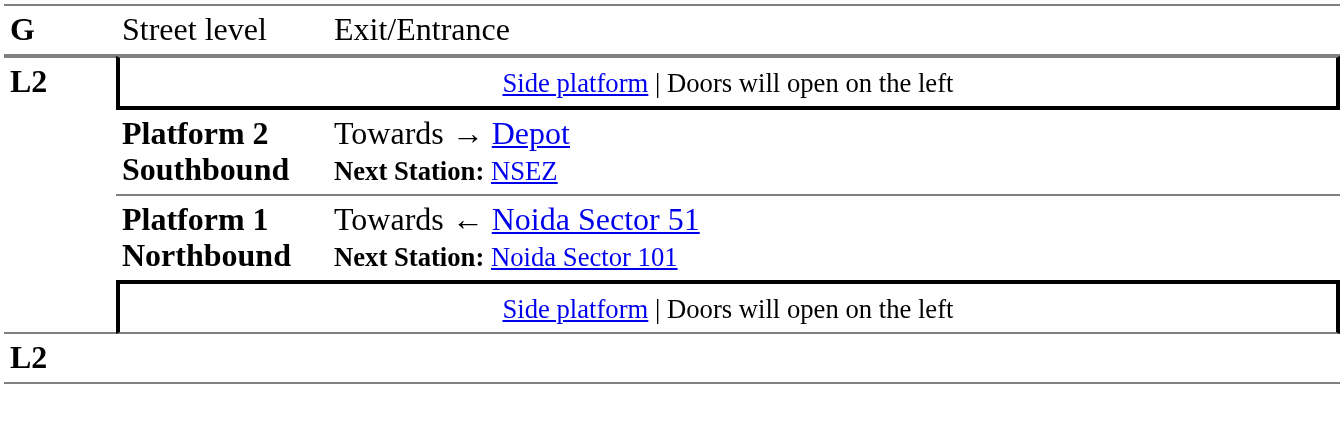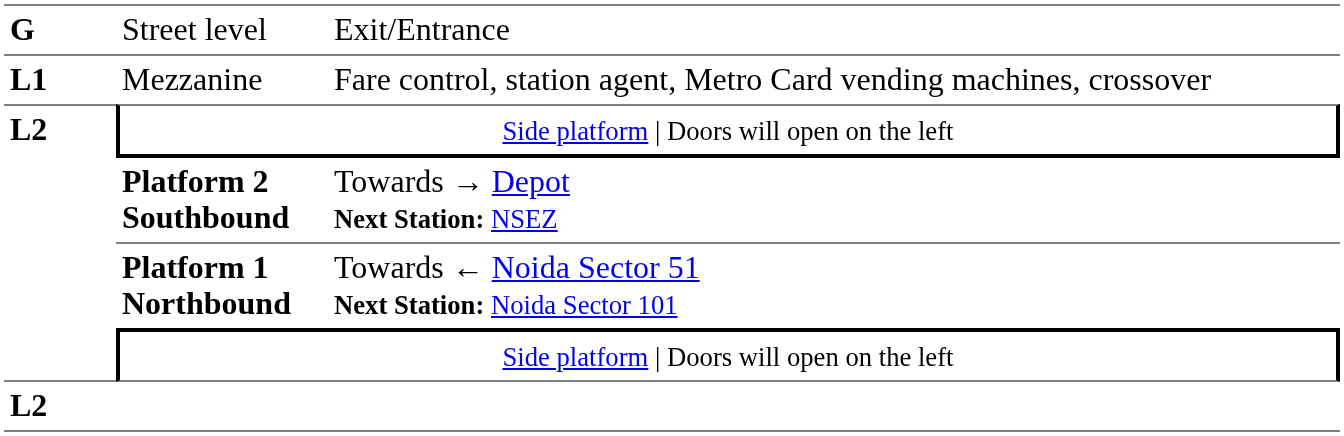+ row: (192, 79)
